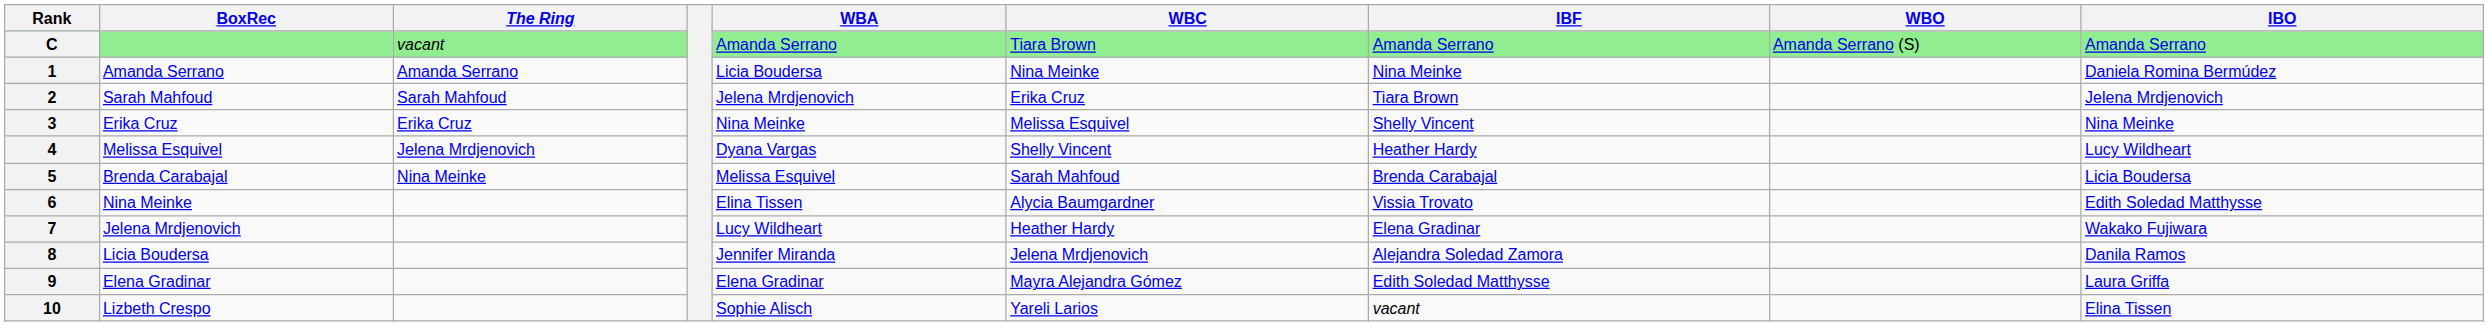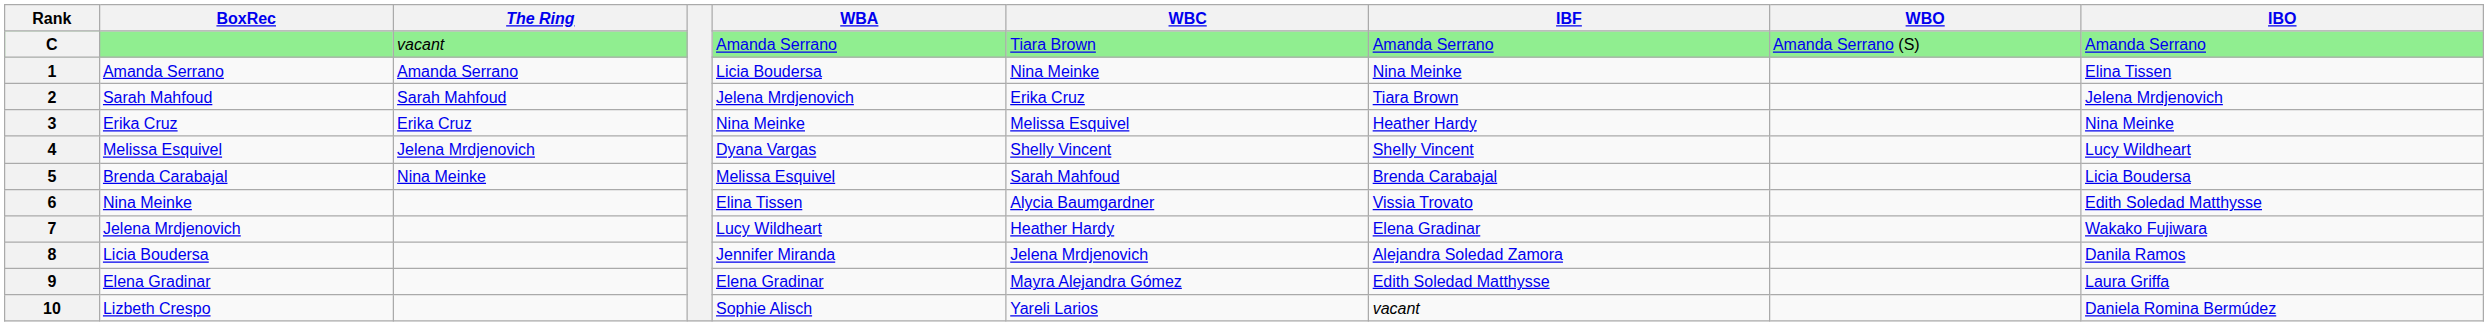(2181, 70) Daniela Romina Bermúdez -> (2128, 70) Elina Tissen
(1423, 123) Shelly Vincent -> (1425, 123) Heather Hardy
(1425, 149) Heather Hardy -> (1423, 149) Shelly Vincent
(2128, 308) Elina Tissen -> (2181, 308) Daniela Romina Bermúdez
